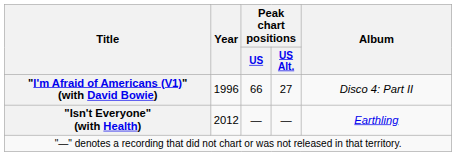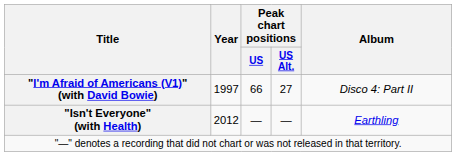(226, 89) 1996 -> (226, 89) 1997
